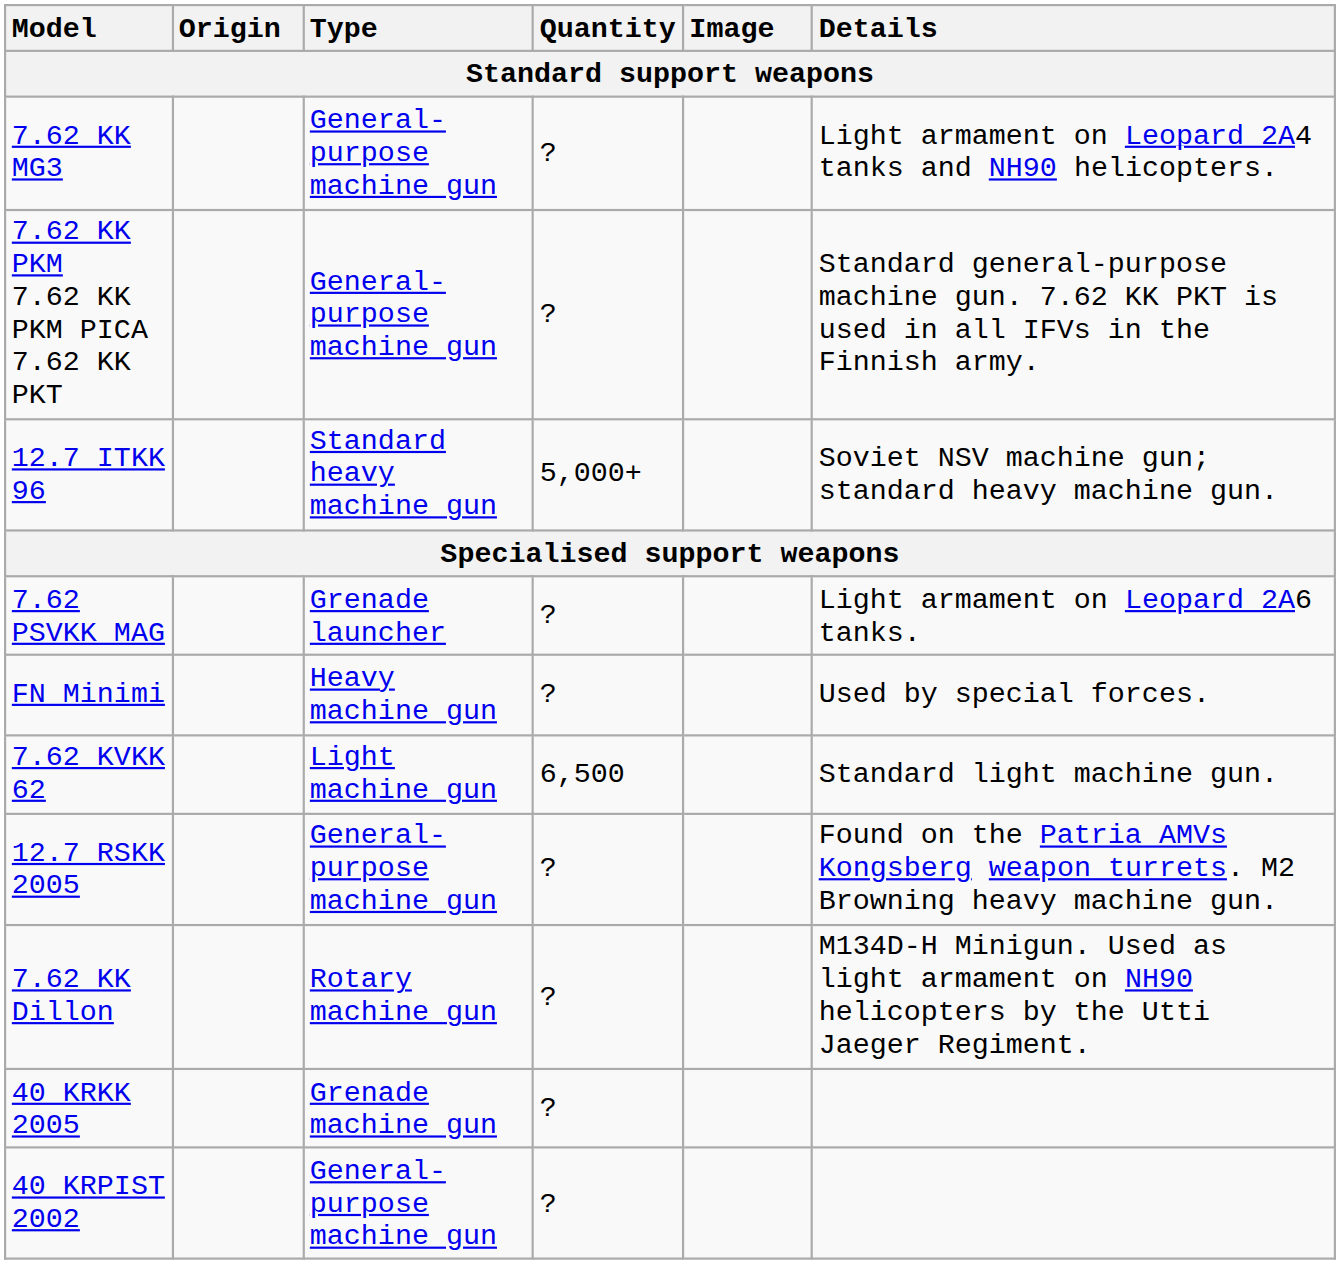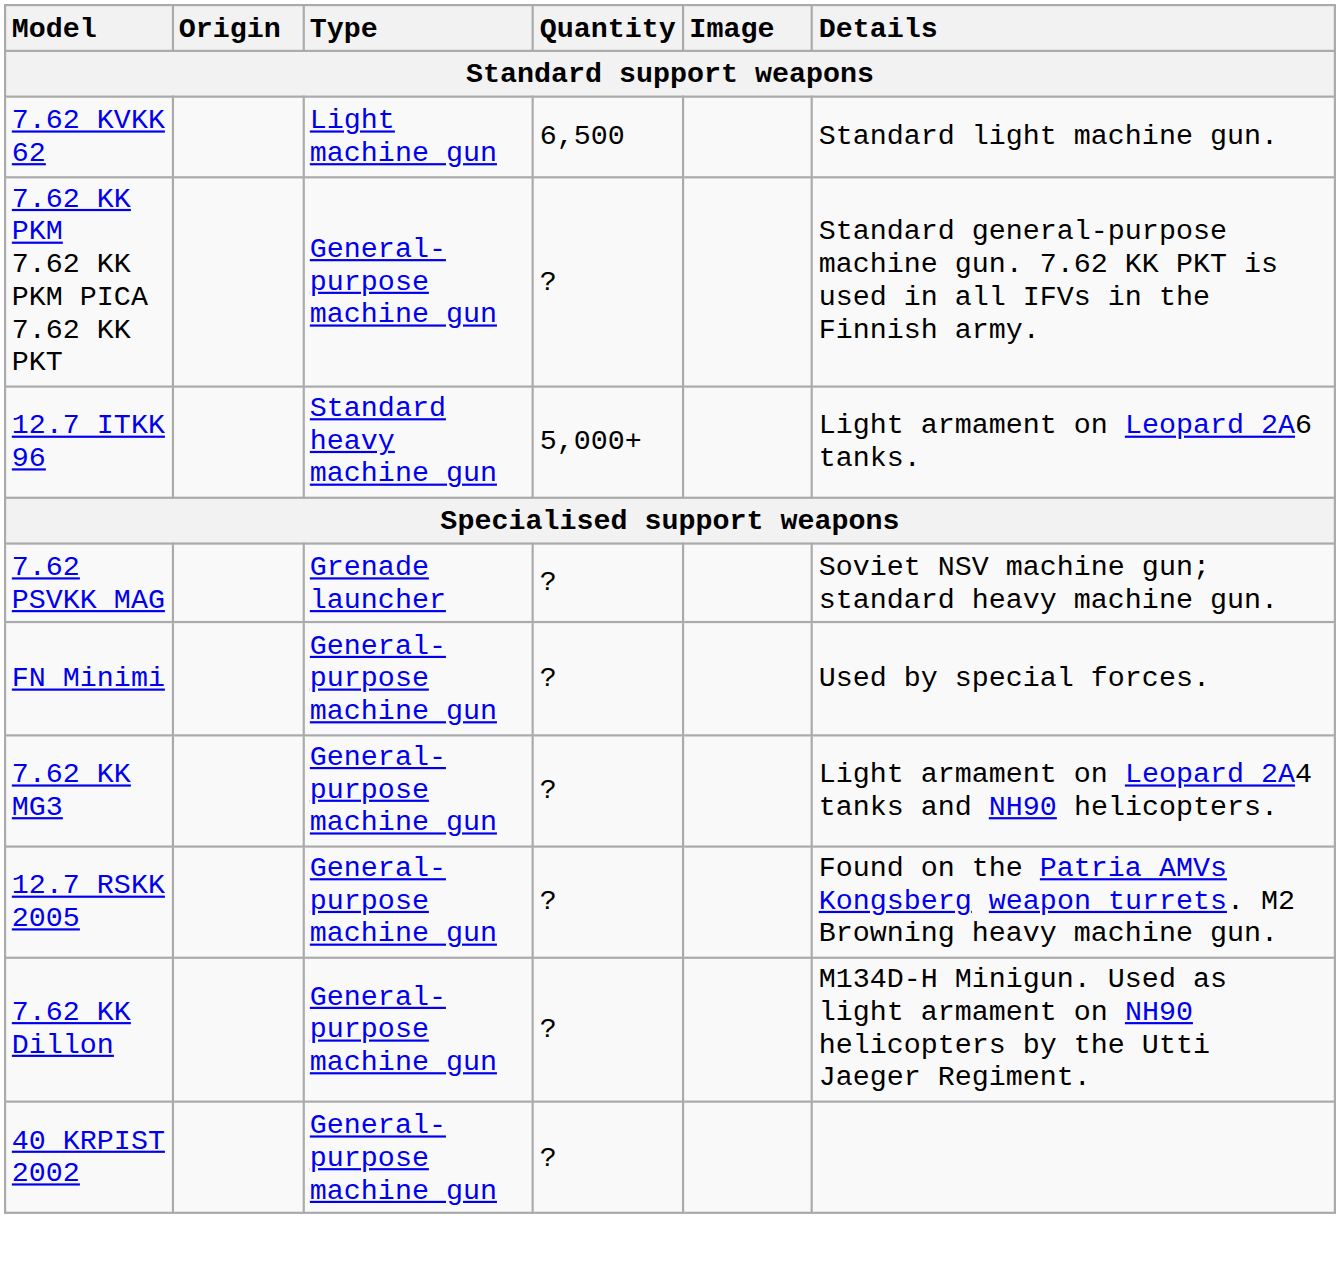rows swapped: (88, 774) <-> (71, 153)
(1048, 475) Soviet NSV machine gun; standard heavy machine gun. -> (1065, 442) Light armament on Leopard 2A6 tanks.
(1065, 616) Light armament on Leopard 2A6 tanks. -> (1048, 583) Soviet NSV machine gun; standard heavy machine gun.
(403, 695) Heavy machine gun -> (403, 679) General-purpose machine gun
(403, 997) Rotary machine gun -> (403, 1030) General-purpose machine gun
- row: (71, 1109)
